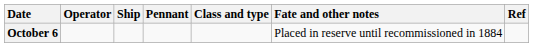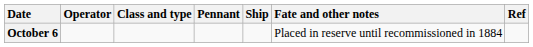columns swapped: (129, 14) <-> (231, 14)
